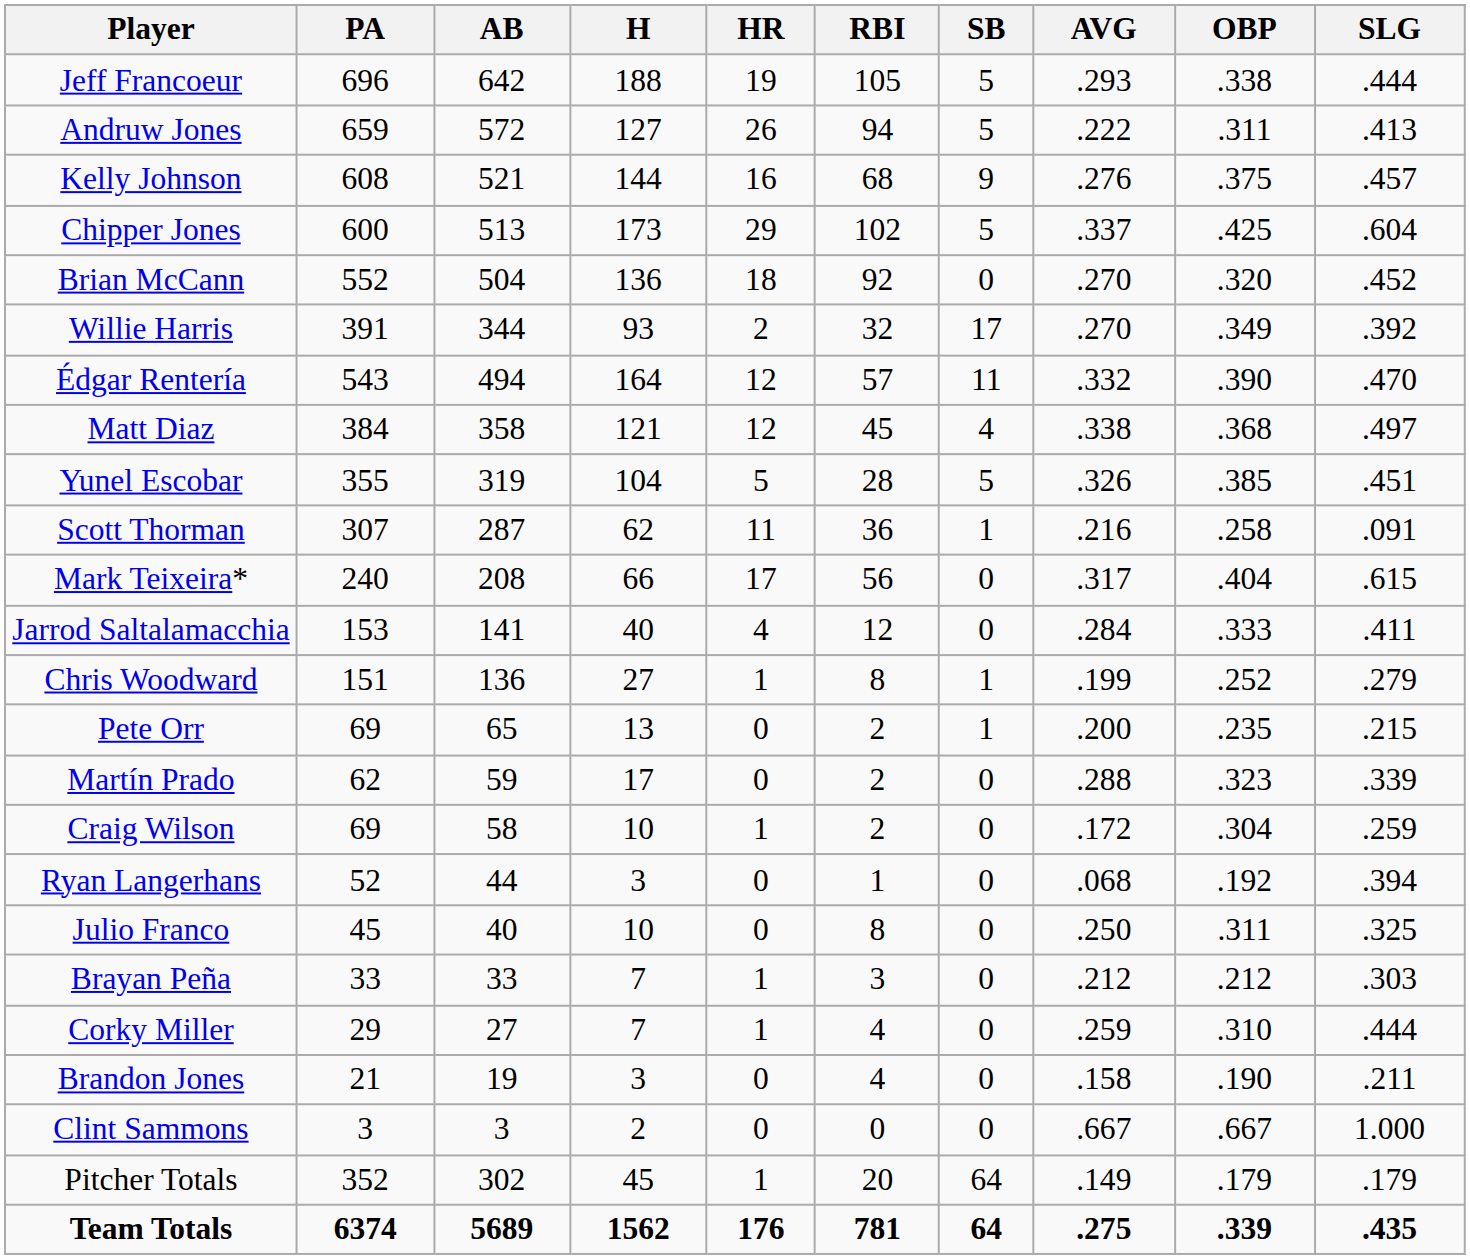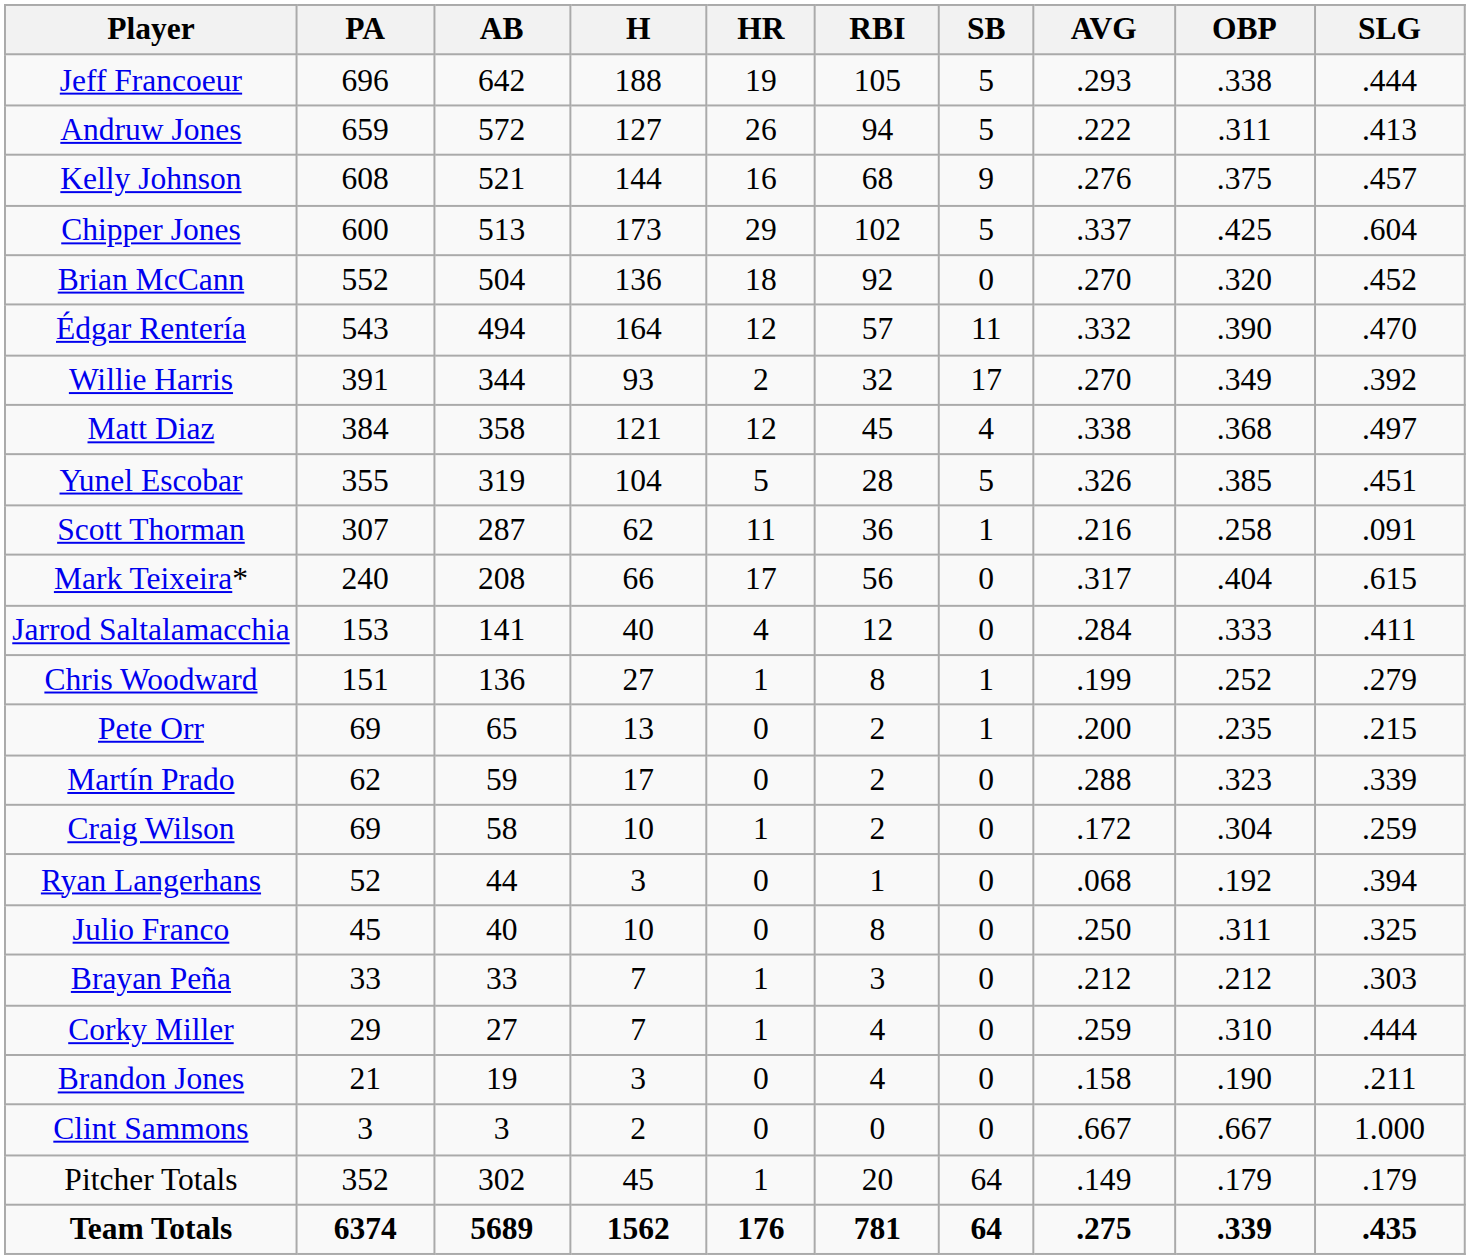rows swapped: (151, 379) <-> (151, 329)
